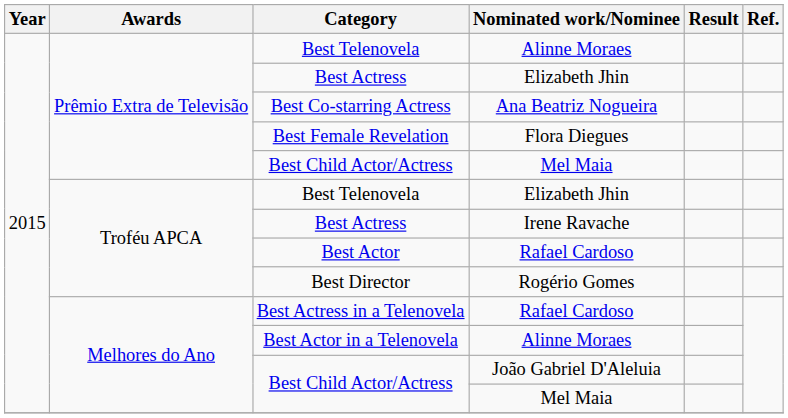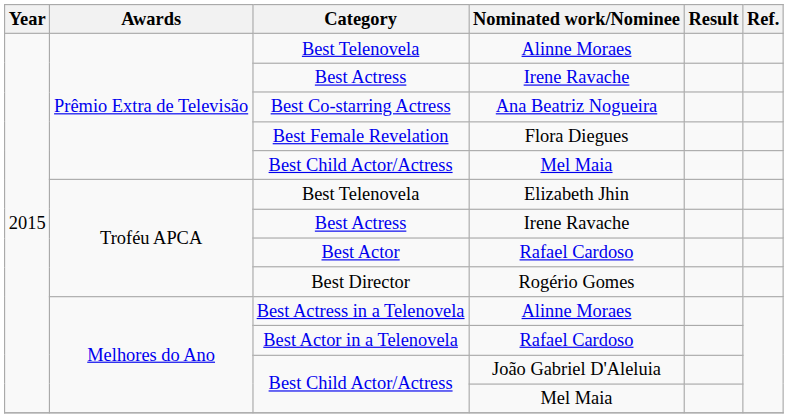(577, 77) Elizabeth Jhin -> (577, 77) Irene Ravache
(577, 310) Rafael Cardoso -> (577, 310) Alinne Moraes
(577, 340) Alinne Moraes -> (577, 340) Rafael Cardoso
